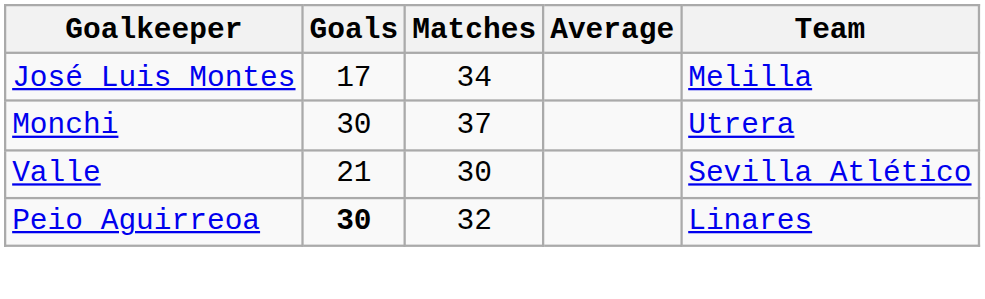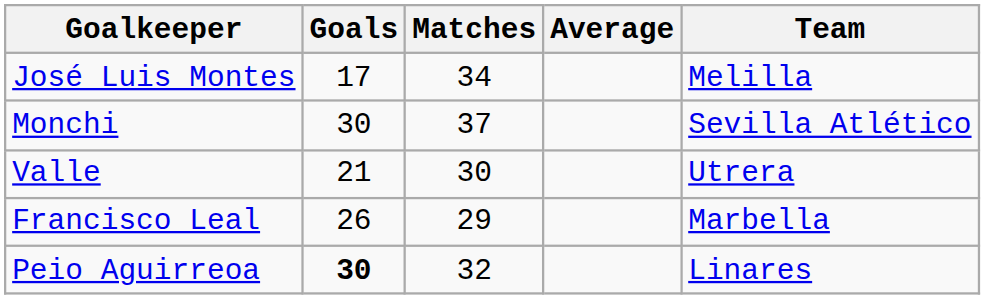(741, 125) Utrera -> (830, 125) Sevilla Atlético
(830, 173) Sevilla Atlético -> (741, 173) Utrera
+ row: (136, 222)
